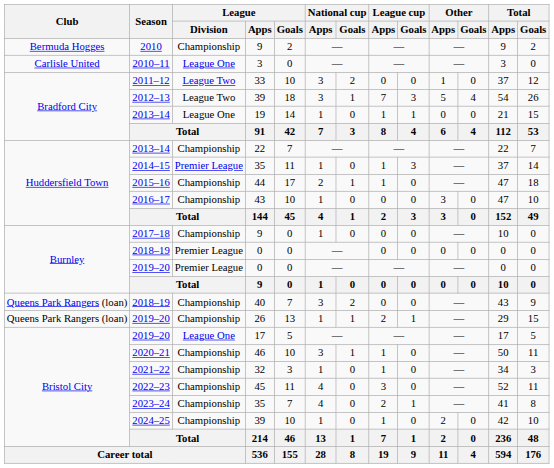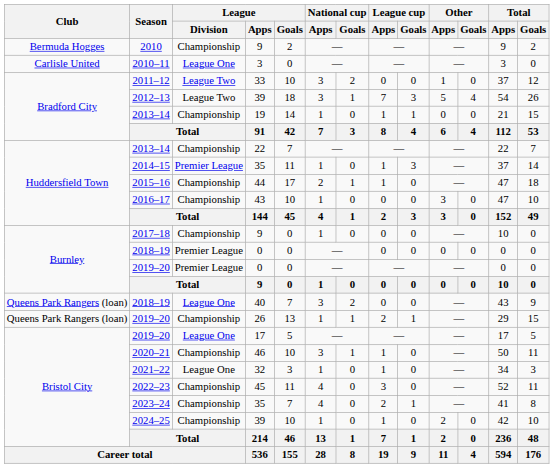(209, 115) League One -> (209, 115) Championship
(209, 302) Championship -> (209, 302) League One
(209, 370) Championship -> (209, 370) League One
